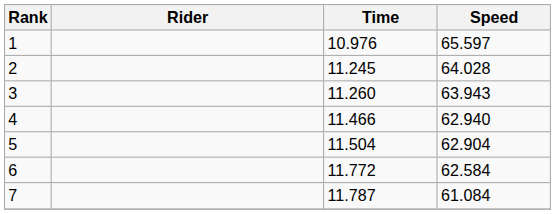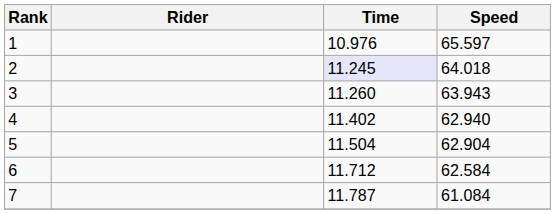(352, 68) no background -> (352, 68) lavender background
(466, 68) 64.028 -> (466, 68) 64.018
(352, 119) 11.466 -> (352, 119) 11.402
(352, 171) 11.772 -> (352, 171) 11.712
